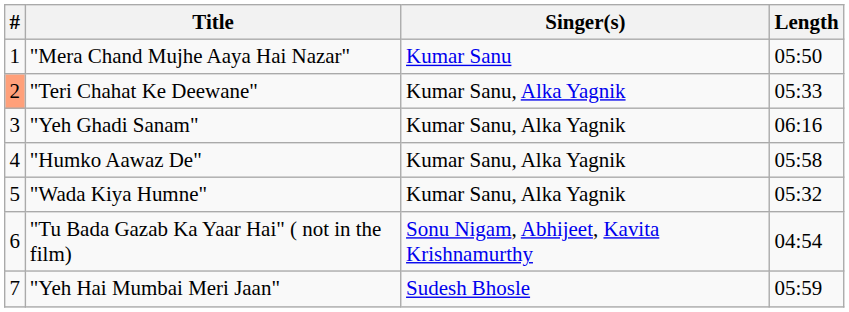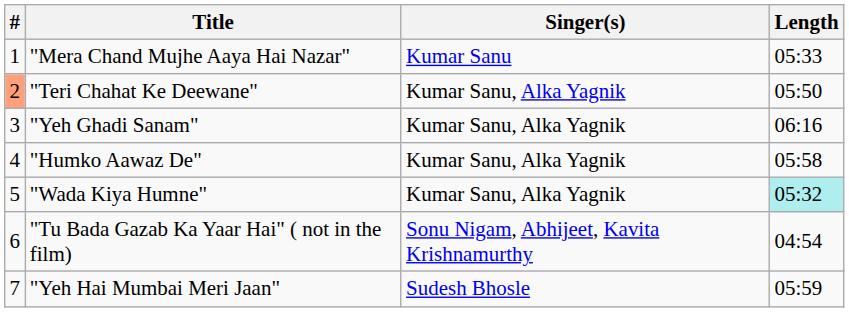(798, 56) 05:50 -> (798, 56) 05:33
(798, 91) 05:33 -> (798, 91) 05:50
(798, 194) no background -> (798, 194) paleturquoise background
